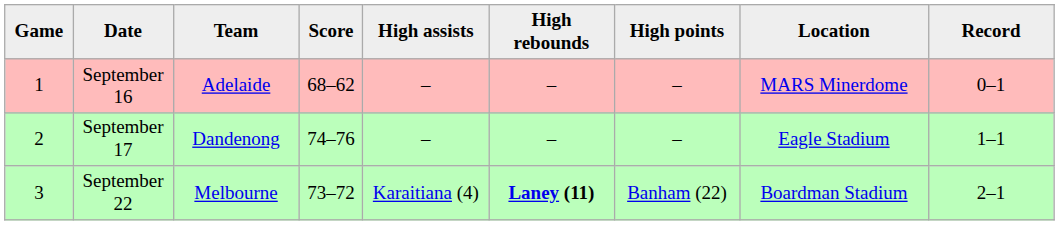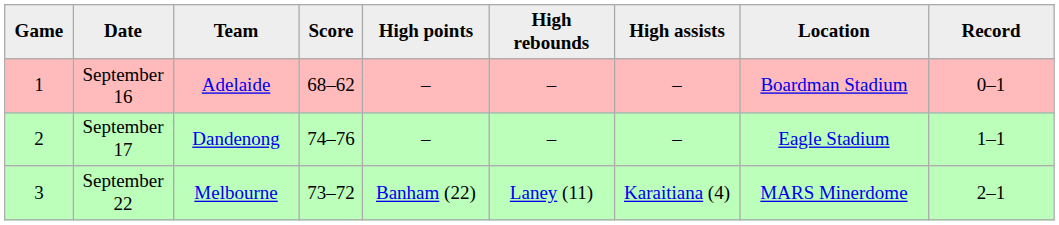columns swapped: (677, 31) <-> (426, 31)
(834, 85) MARS Minerdome -> (834, 85) Boardman Stadium
(551, 193) bold -> (551, 193) normal
(834, 193) Boardman Stadium -> (834, 193) MARS Minerdome
